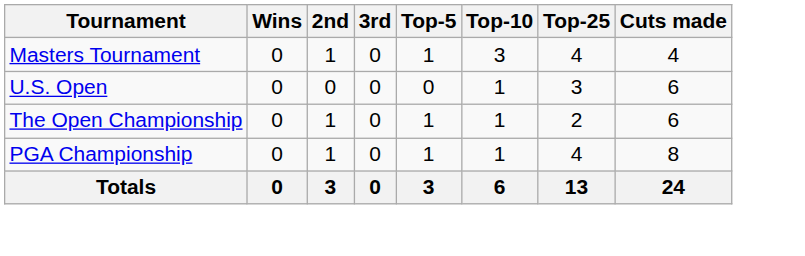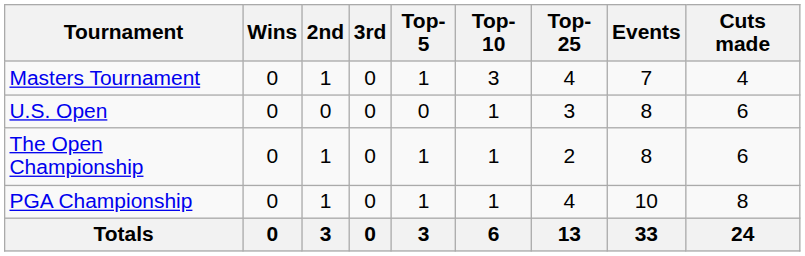+ column: (646, 32)
